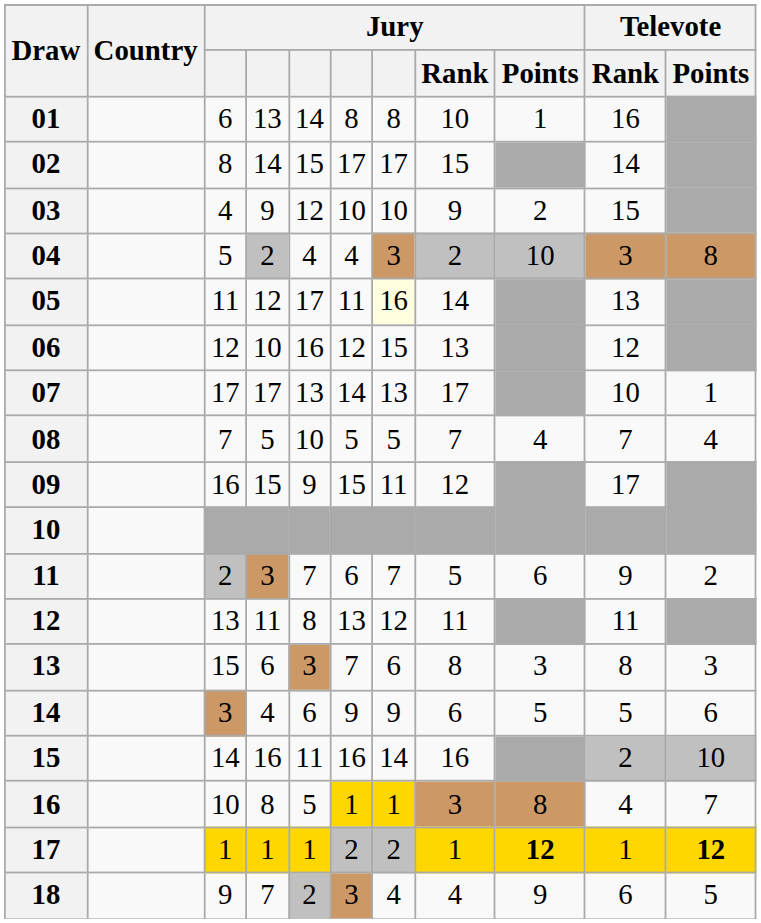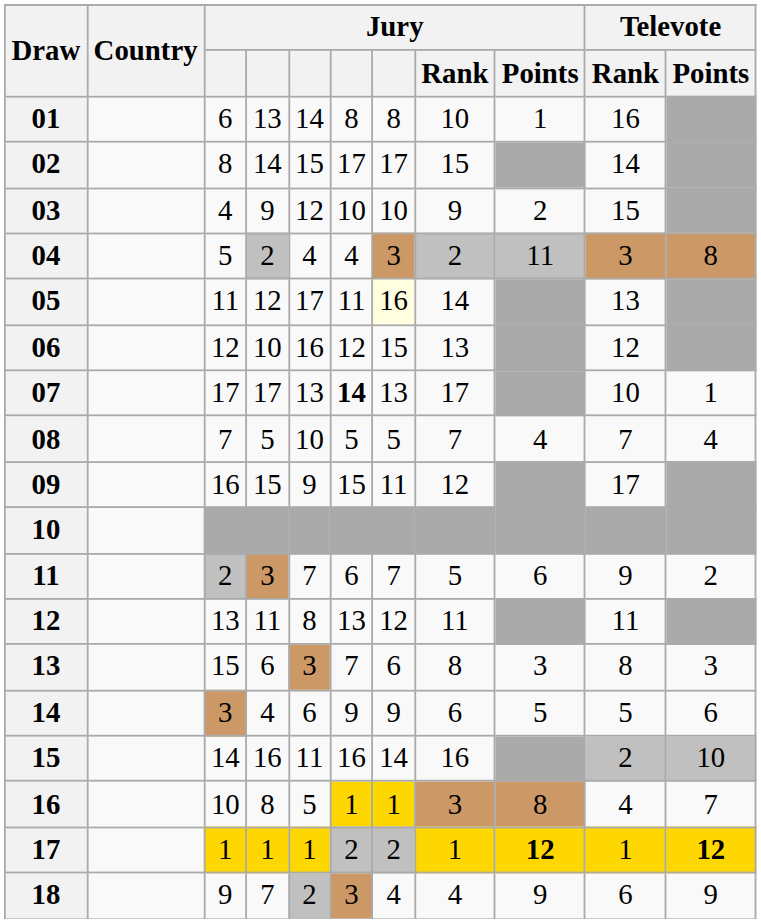(540, 255) 10 -> (540, 255) 11
(352, 392) normal -> (352, 392) bold
(711, 895) 5 -> (711, 895) 9
